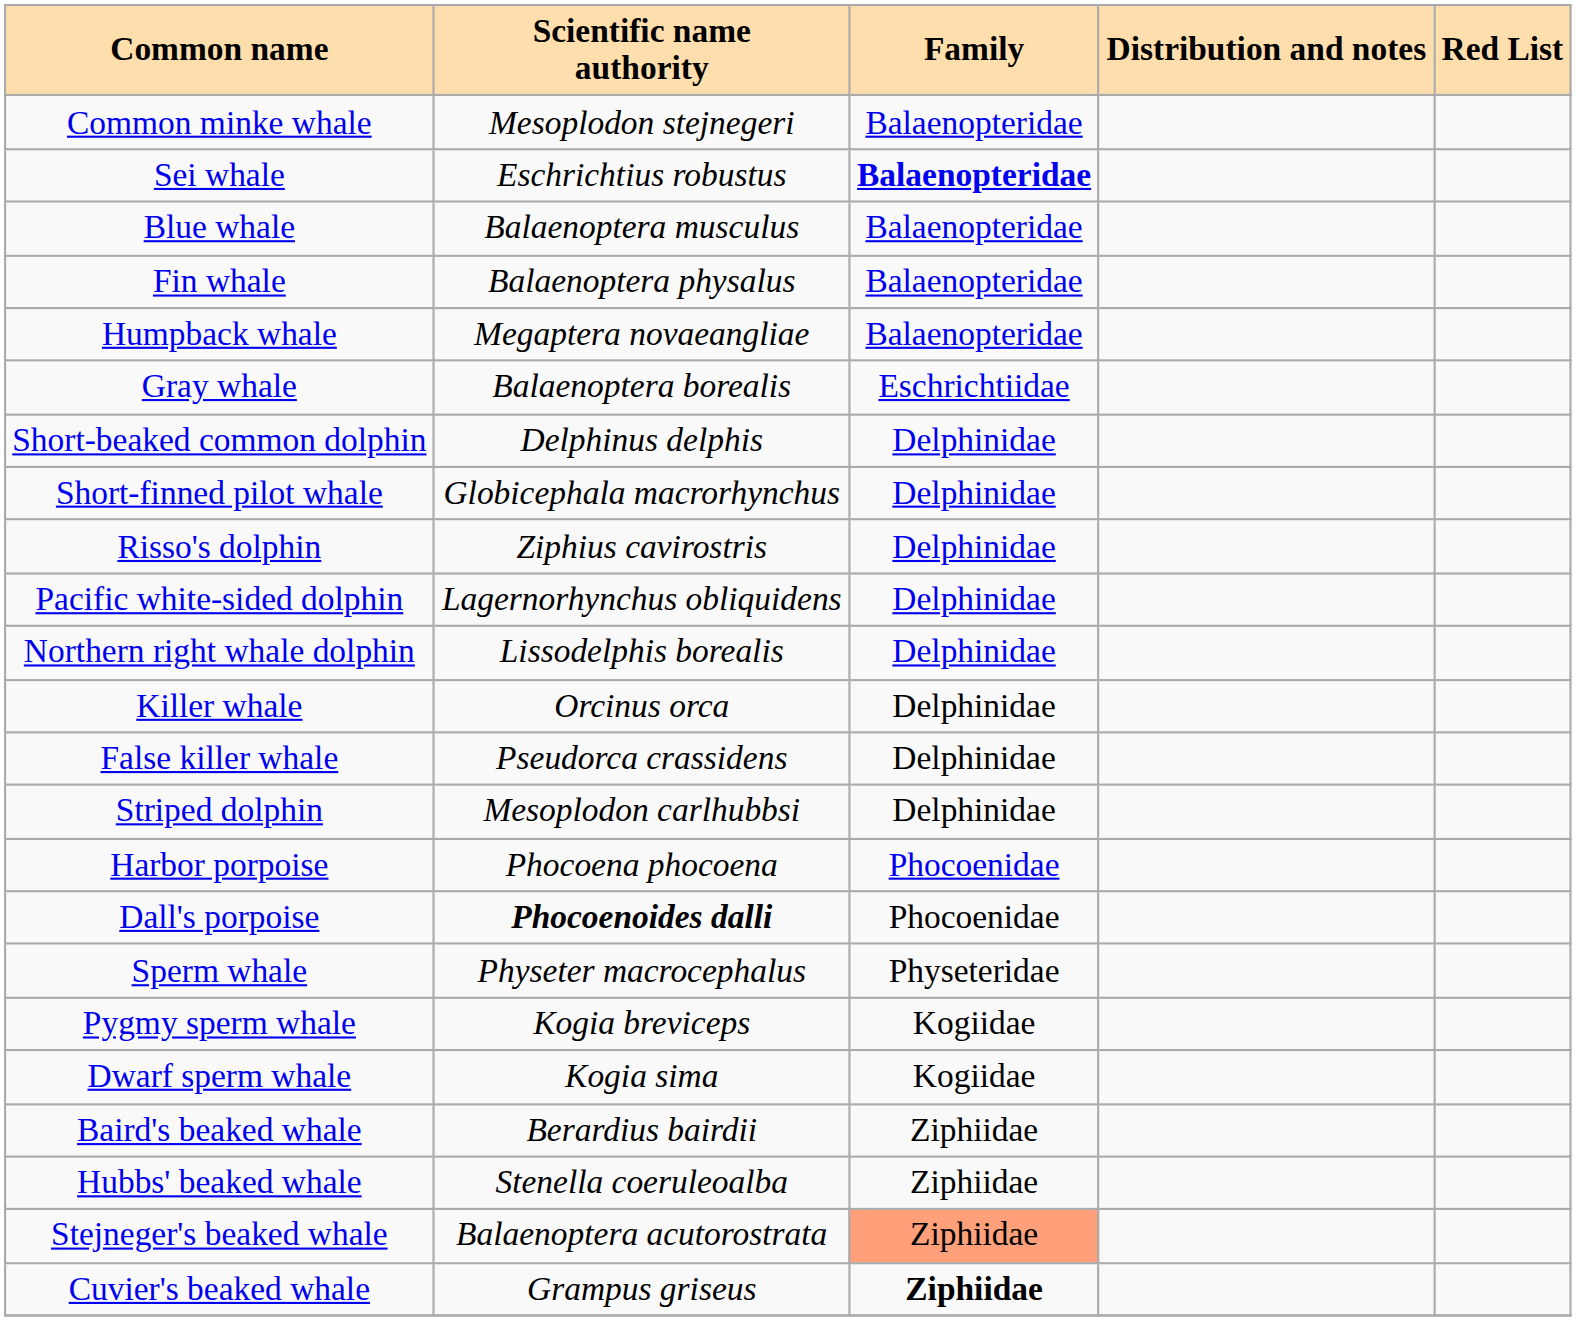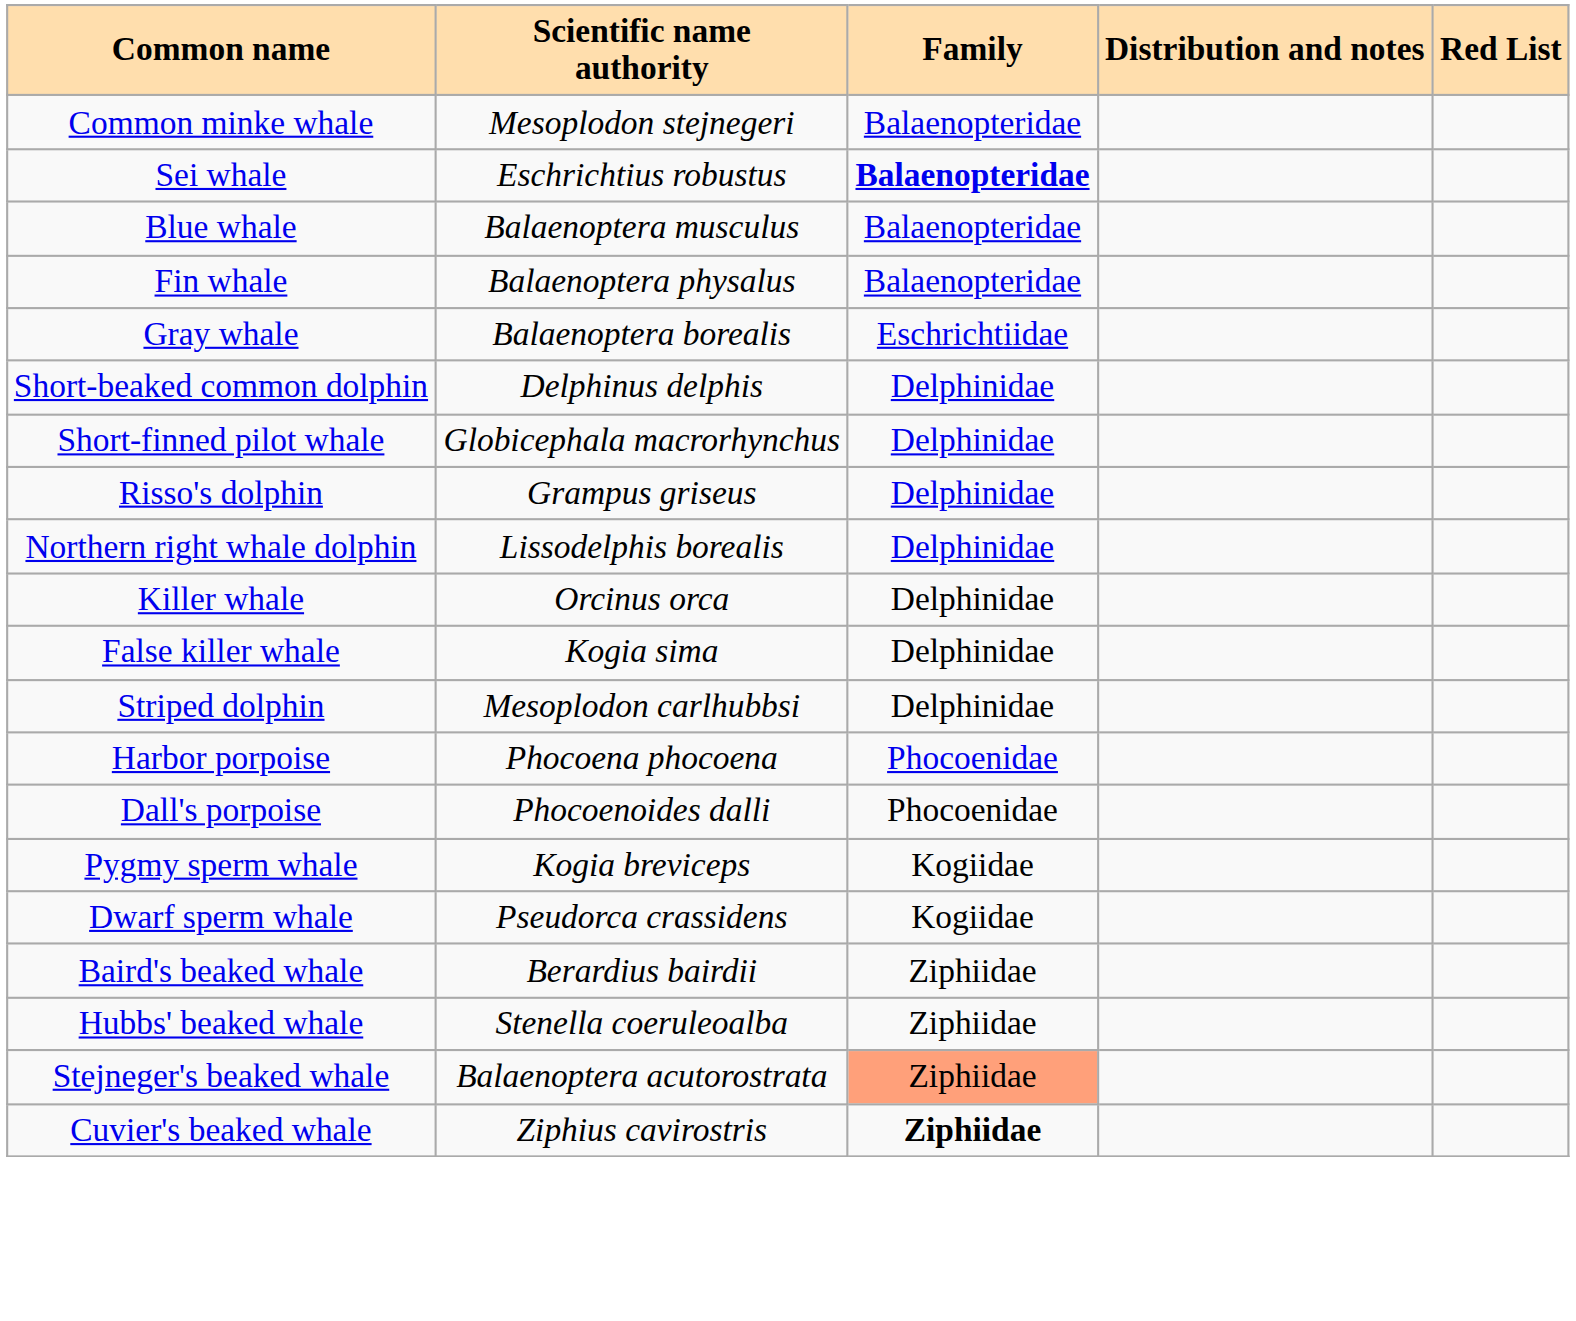- row: (219, 333)
(642, 545) Ziphius cavirostris -> (642, 492) Grampus griseus
- row: (219, 598)
(642, 758) Pseudorca crassidens -> (642, 652) Kogia sima
(642, 917) bold -> (642, 811) normal
- row: (219, 970)
(642, 1076) Kogia sima -> (642, 917) Pseudorca crassidens
(642, 1288) Grampus griseus -> (642, 1129) Ziphius cavirostris
